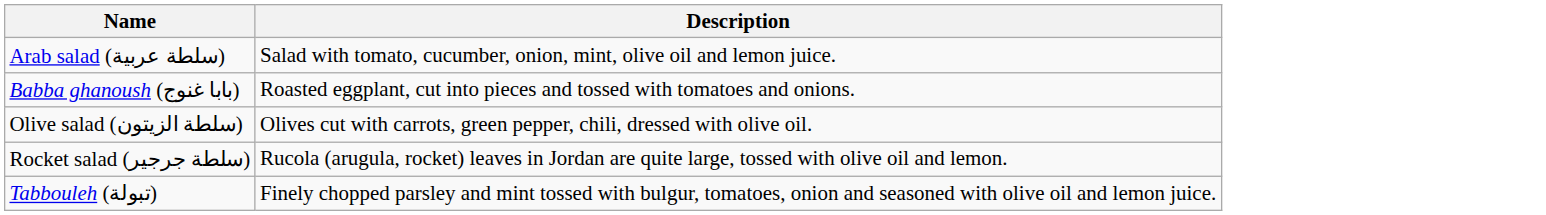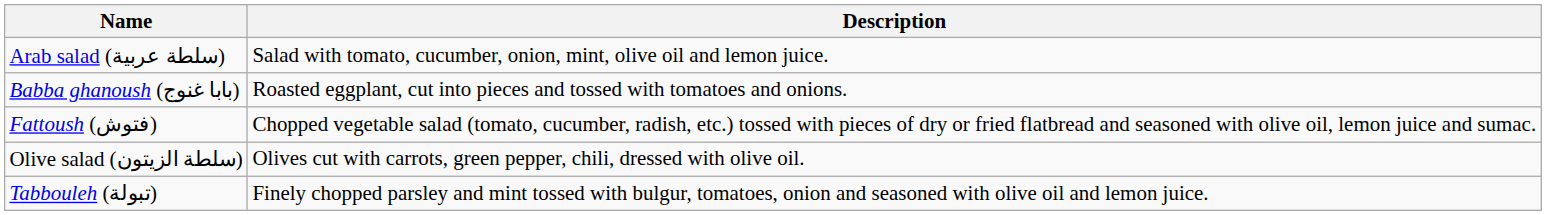+ row: (83, 124)
- row: (130, 159)
